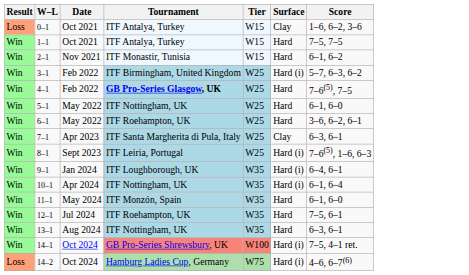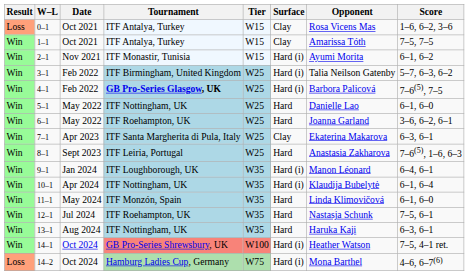+ column: (352, 12)
(283, 42) Hard -> (282, 42) Clay
(283, 57) Hard -> (288, 57) Hard (i)
(283, 89) Hard -> (288, 89) Hard (i)
(288, 153) Hard (i) -> (283, 153) Hard
